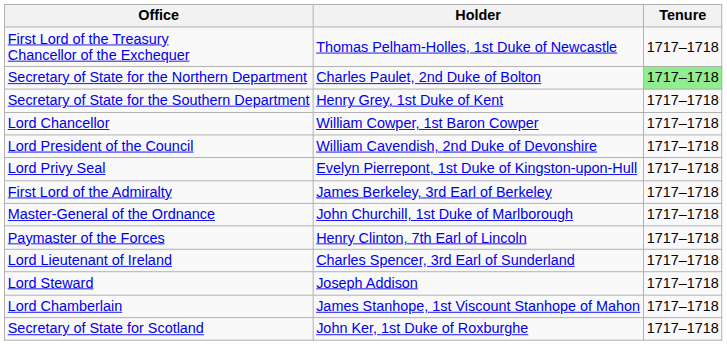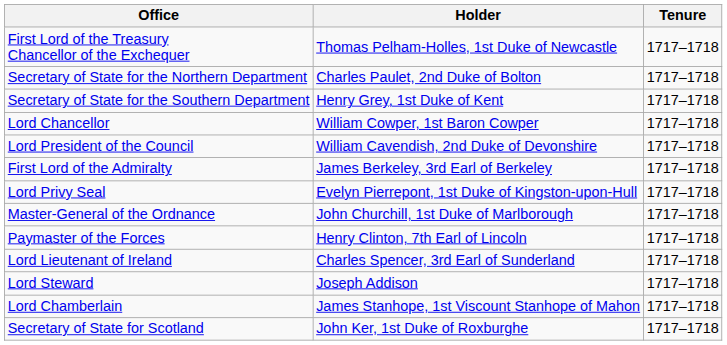(683, 77) lightgreen background -> (683, 77) no background
rows swapped: (57, 169) <-> (90, 191)
